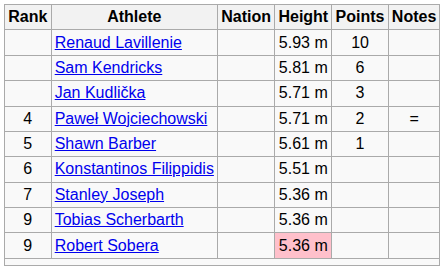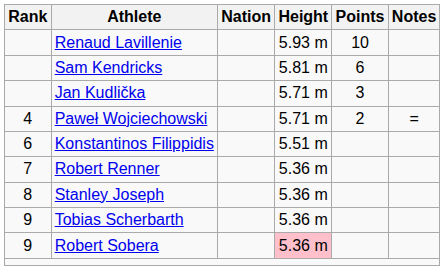- row: (105, 144)
+ row: (107, 169)
(28, 194) 7 -> (28, 194) 8
